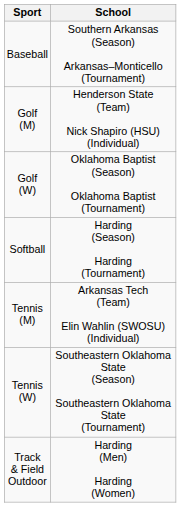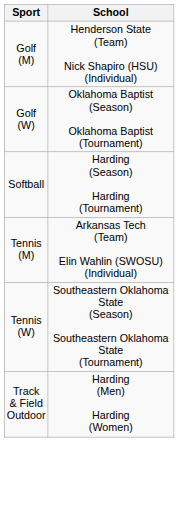- row: (27, 54)
